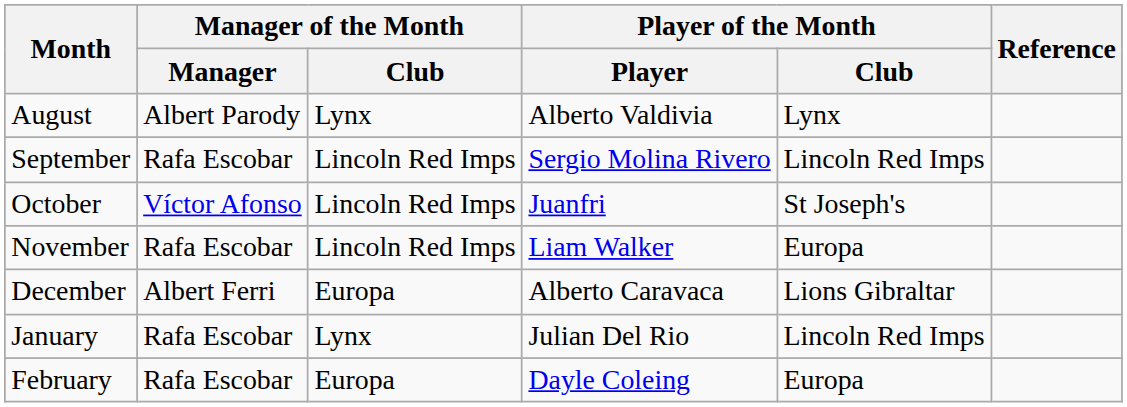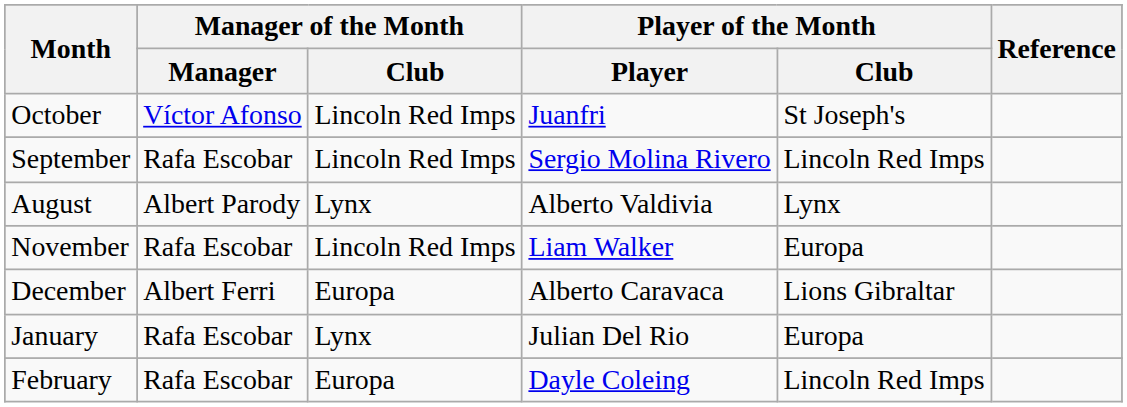rows swapped: (52, 114) <-> (56, 203)
(884, 335) Lincoln Red Imps -> (824, 335) Europa
(824, 379) Europa -> (884, 379) Lincoln Red Imps
